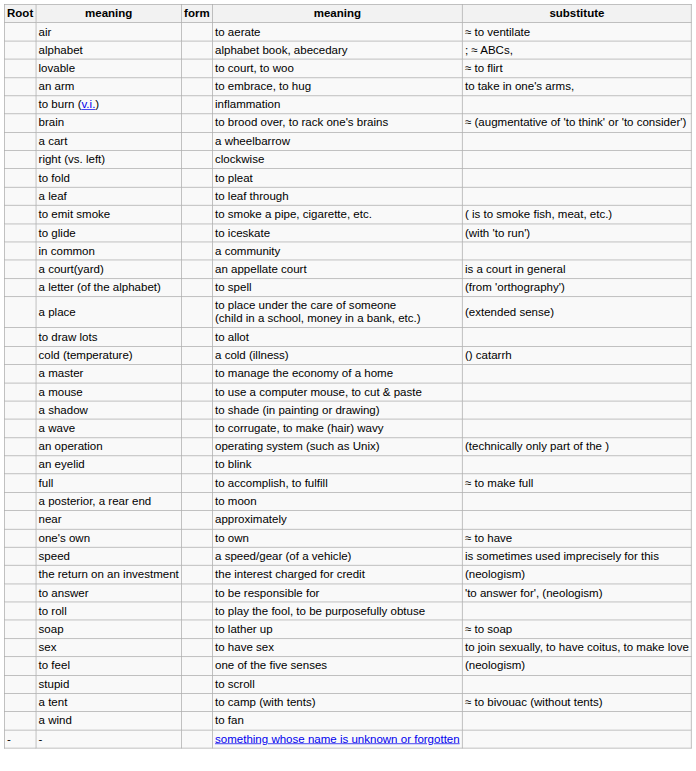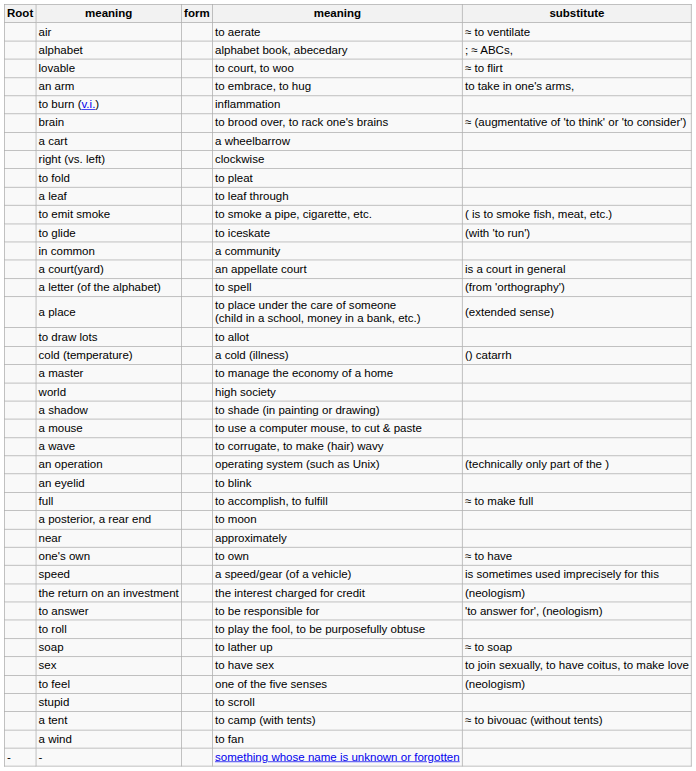+ row: (52, 391)
rows swapped: (61, 391) <-> (63, 410)
